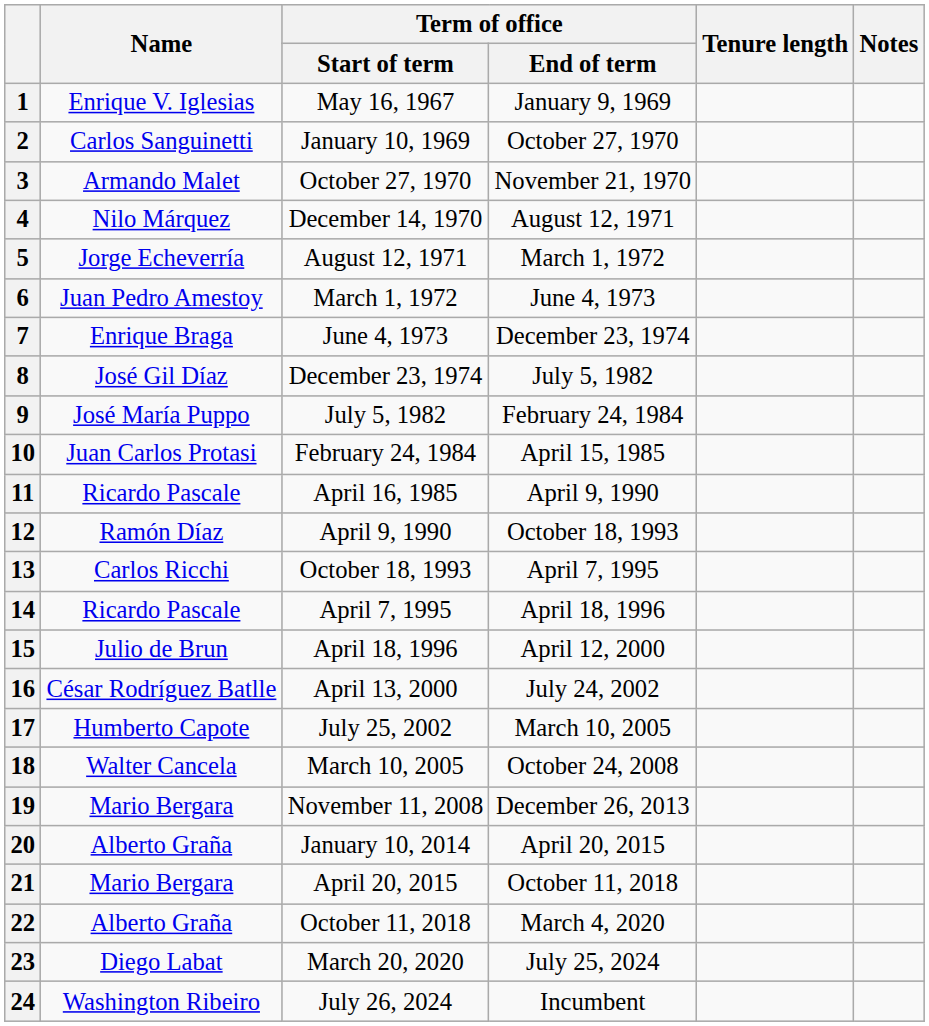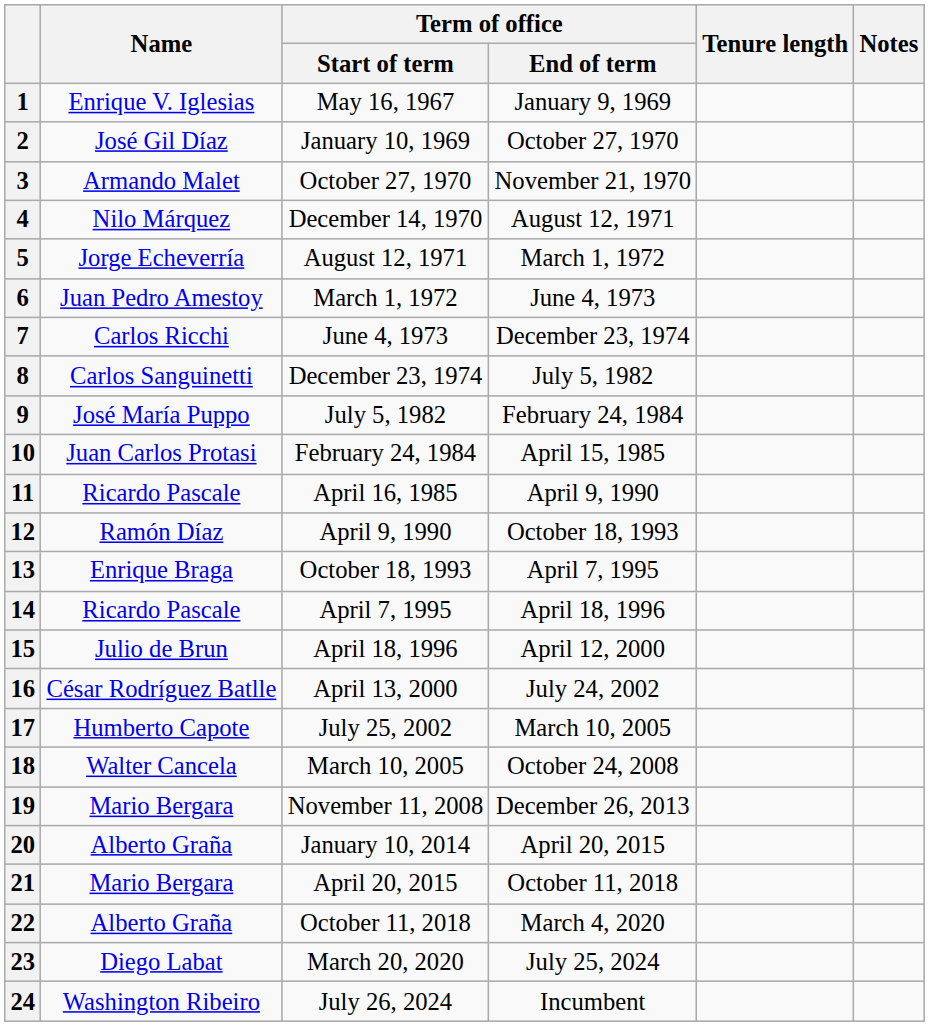(161, 141) Carlos Sanguinetti -> (161, 141) José Gil Díaz
(161, 336) Enrique Braga -> (161, 336) Carlos Ricchi
(161, 375) José Gil Díaz -> (161, 375) Carlos Sanguinetti
(161, 571) Carlos Ricchi -> (161, 571) Enrique Braga
